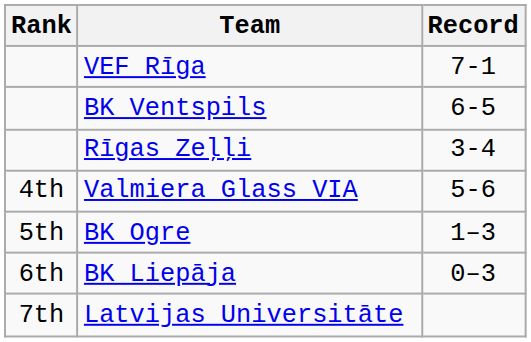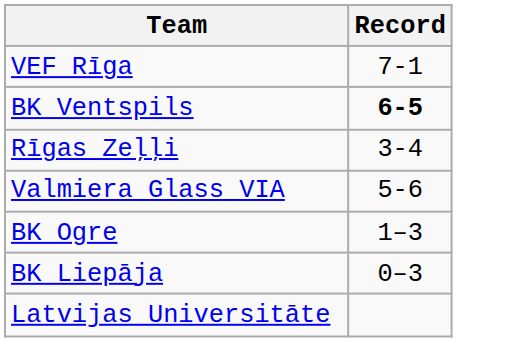- column: (41, 26)
(473, 108) normal -> (400, 108) bold
